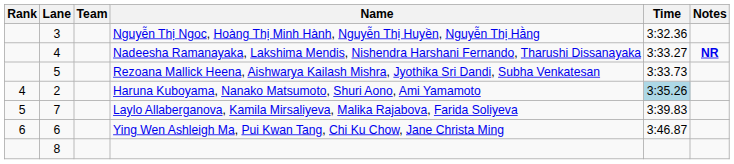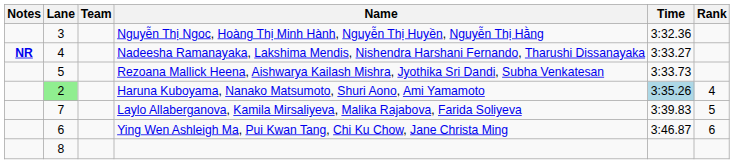columns swapped: (22, 14) <-> (710, 14)
(57, 91) no background -> (61, 91) lightgreen background
